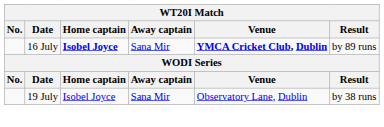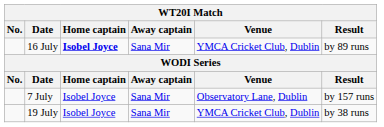(262, 46) bold -> (258, 46) normal
+ row: (40, 96)
(252, 96) Observatory Lane, Dublin -> (258, 113) YMCA Cricket Club, Dublin
